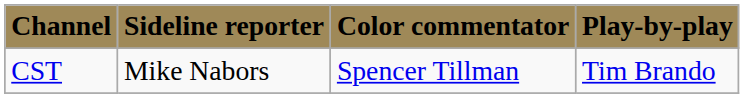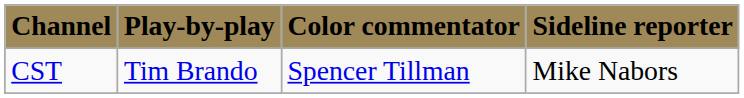columns swapped: (657, 26) <-> (224, 26)
